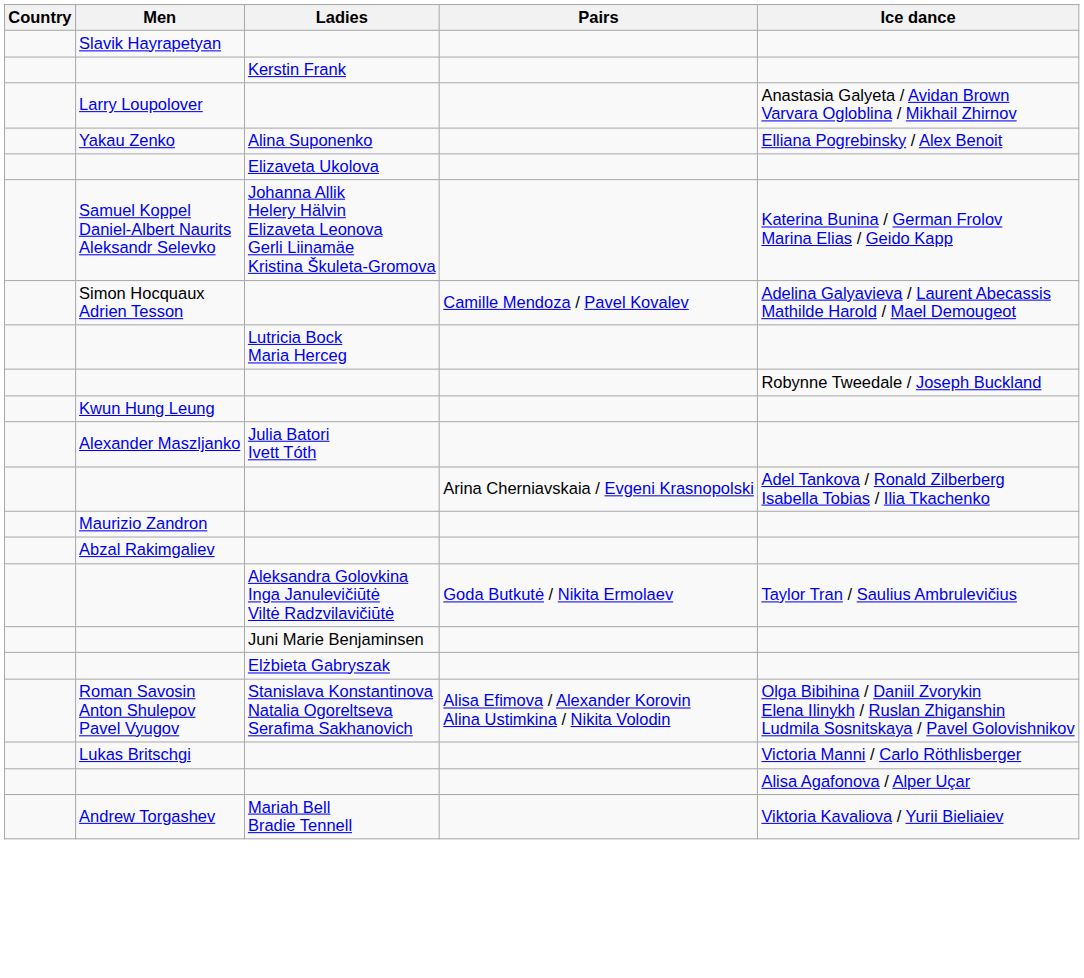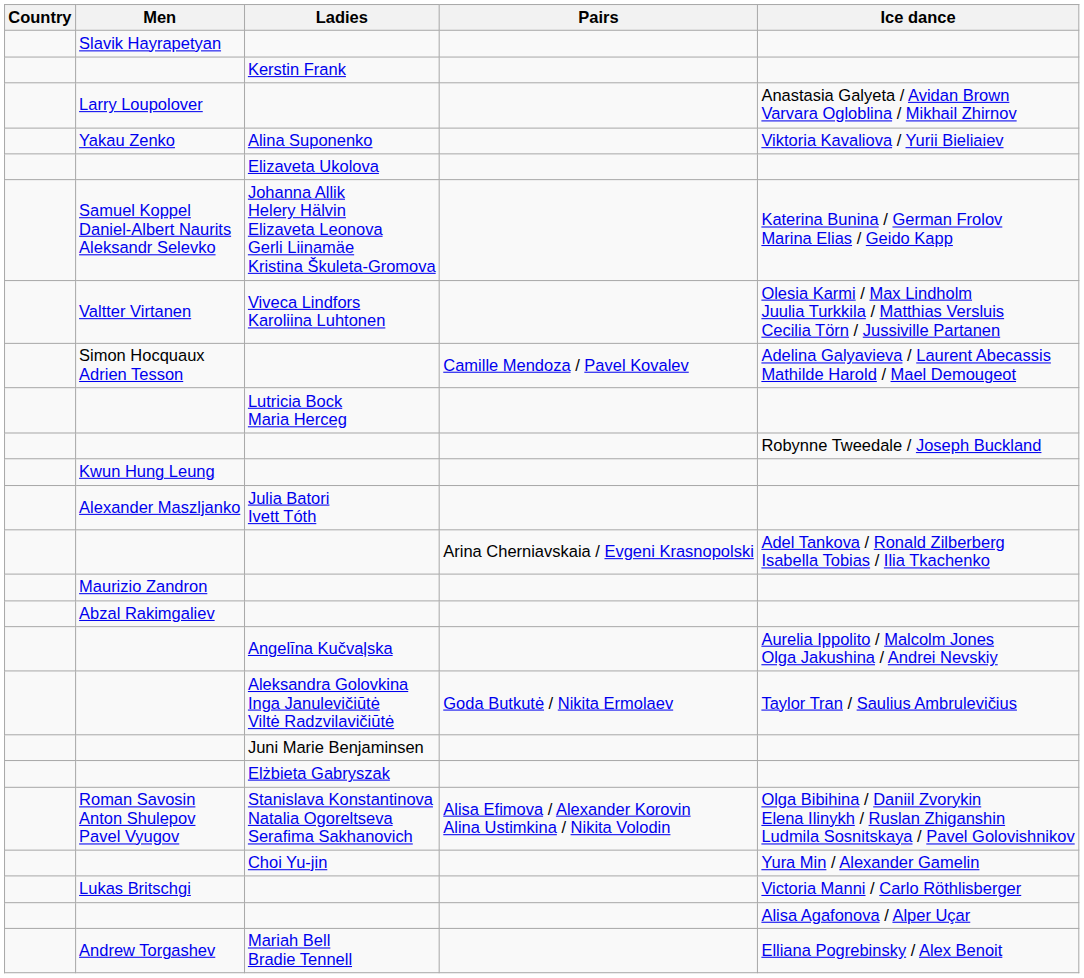(882, 140) Elliana Pogrebinsky / Alex Benoit -> (882, 140) Viktoria Kavaliova / Yurii Bieliaiev
+ row: (135, 311)
+ row: (160, 649)
+ row: (160, 863)
(882, 816) Viktoria Kavaliova / Yurii Bieliaiev -> (882, 950) Elliana Pogrebinsky / Alex Benoit
